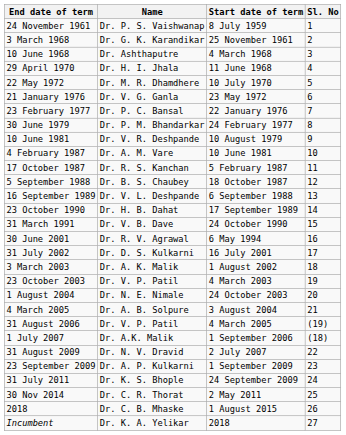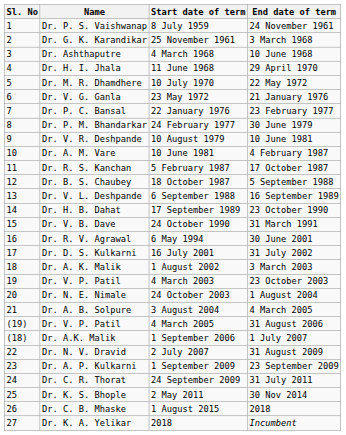columns swapped: (323, 11) <-> (51, 11)
(142, 381) Dr. K. S. Bhople -> (84, 381) Dr. C. R. Thorat
(142, 395) Dr. C. R. Thorat -> (84, 395) Dr. K. S. Bhople
